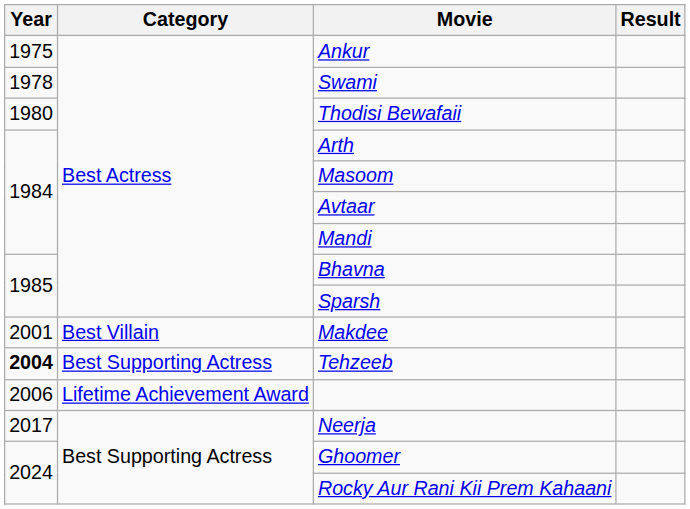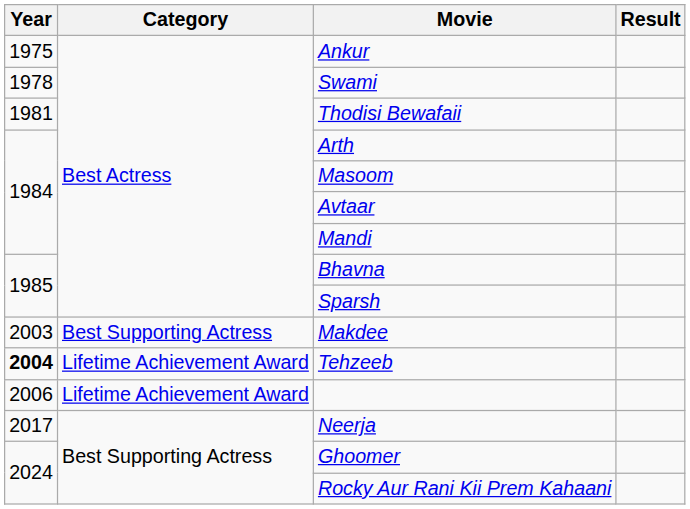(31, 113) 1980 -> (31, 113) 1981
(31, 332) 2001 -> (31, 332) 2003
(111, 332) Best Villain -> (167, 332) Best Supporting Actress
(167, 363) Best Supporting Actress -> (185, 363) Lifetime Achievement Award
